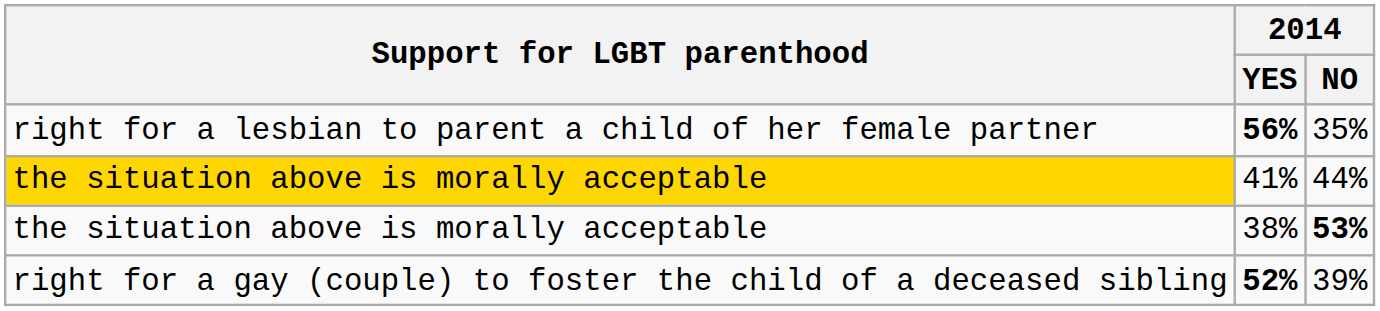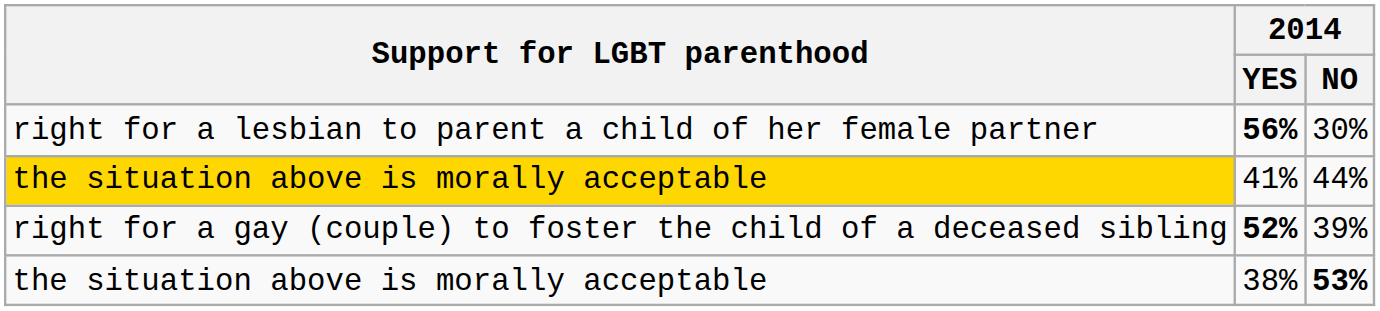(1340, 130) 35% -> (1340, 130) 30%
rows swapped: (1270, 280) <-> (1270, 230)
